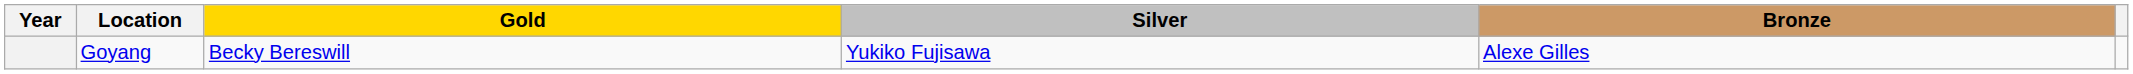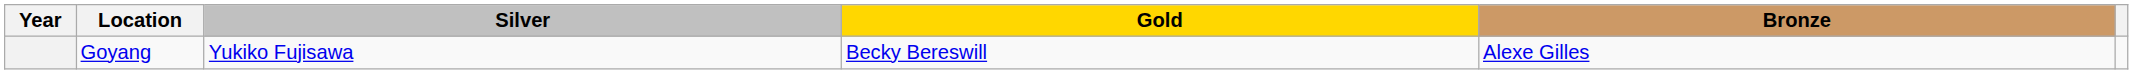columns swapped: (523, 20) <-> (1160, 20)
